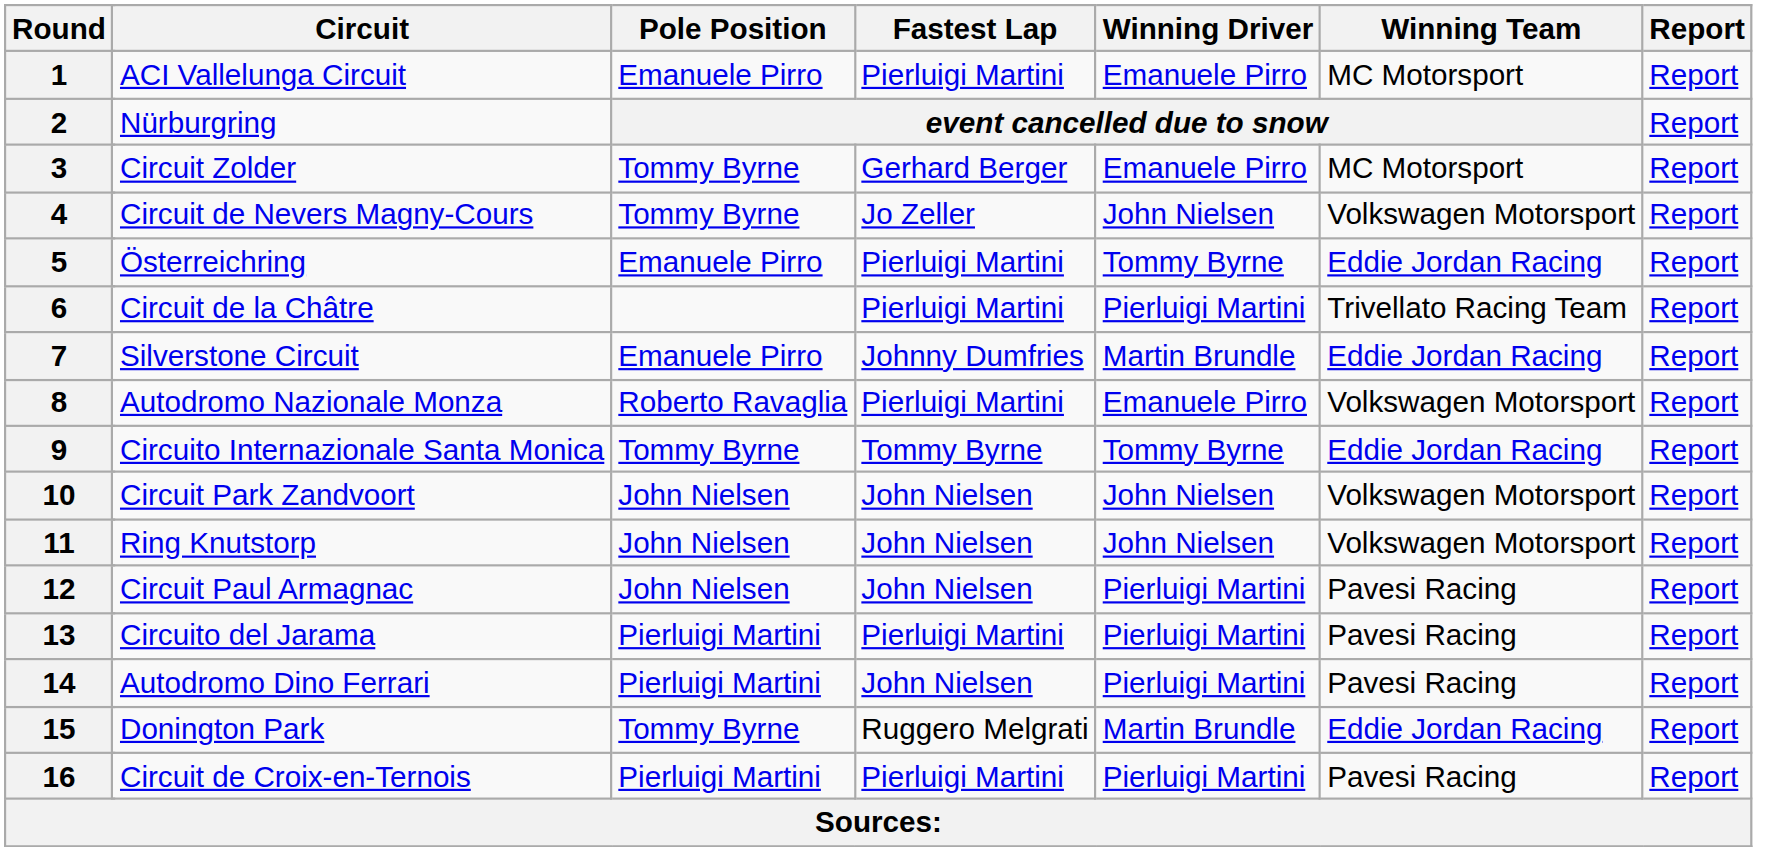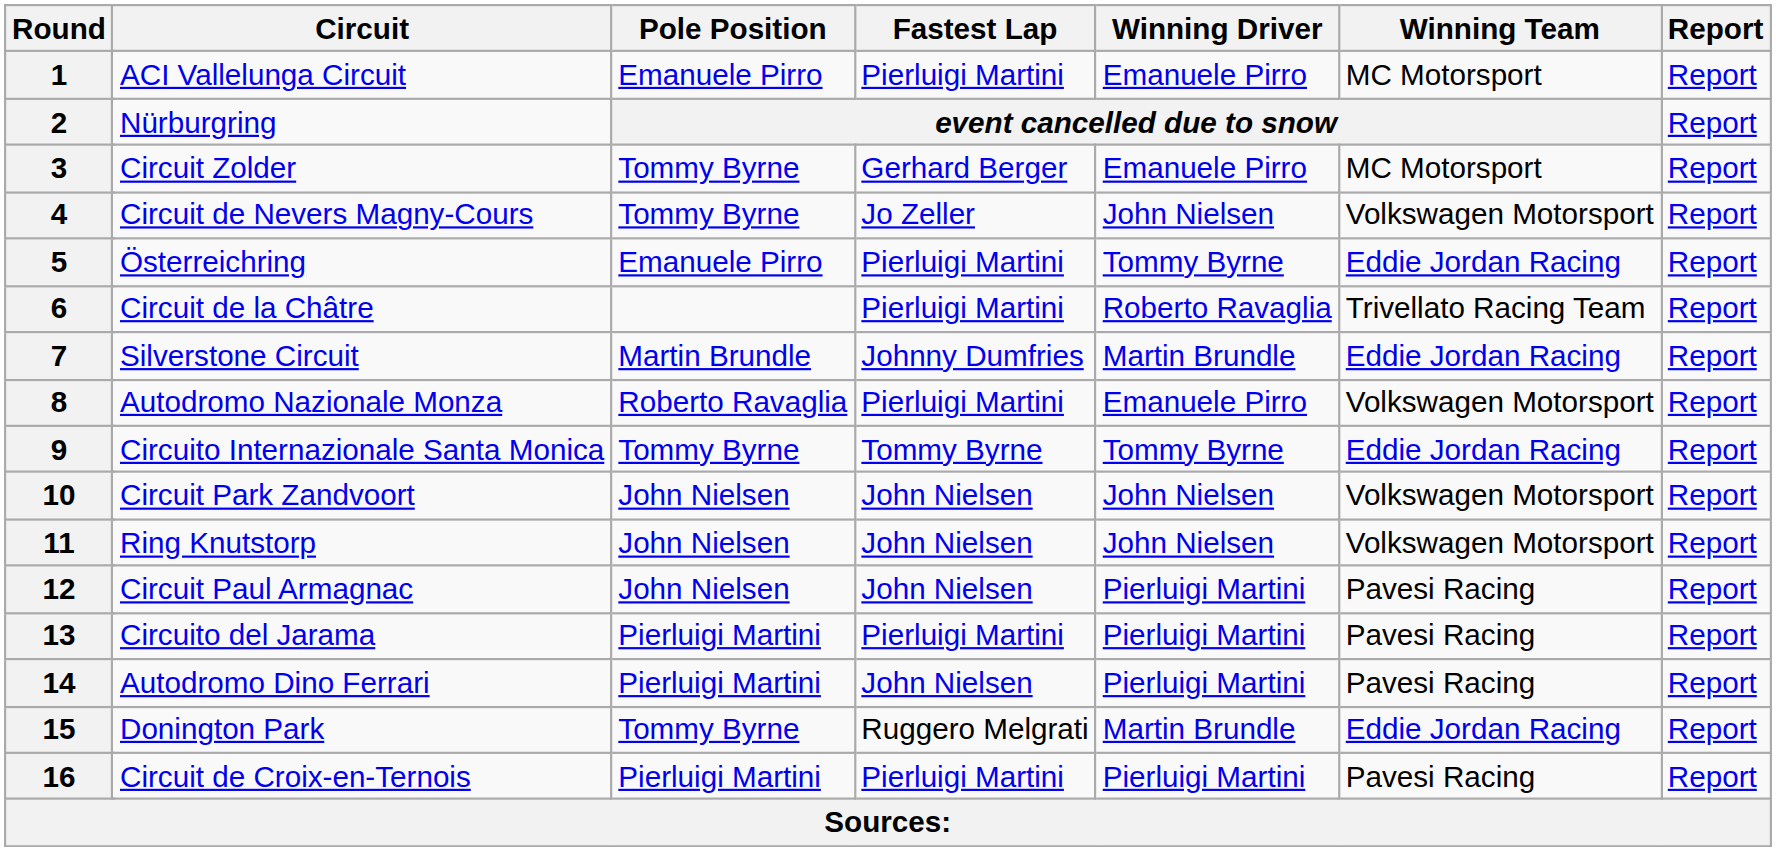(1204, 308) Pierluigi Martini -> (1217, 308) Roberto Ravaglia
(720, 355) Emanuele Pirro -> (715, 355) Martin Brundle
